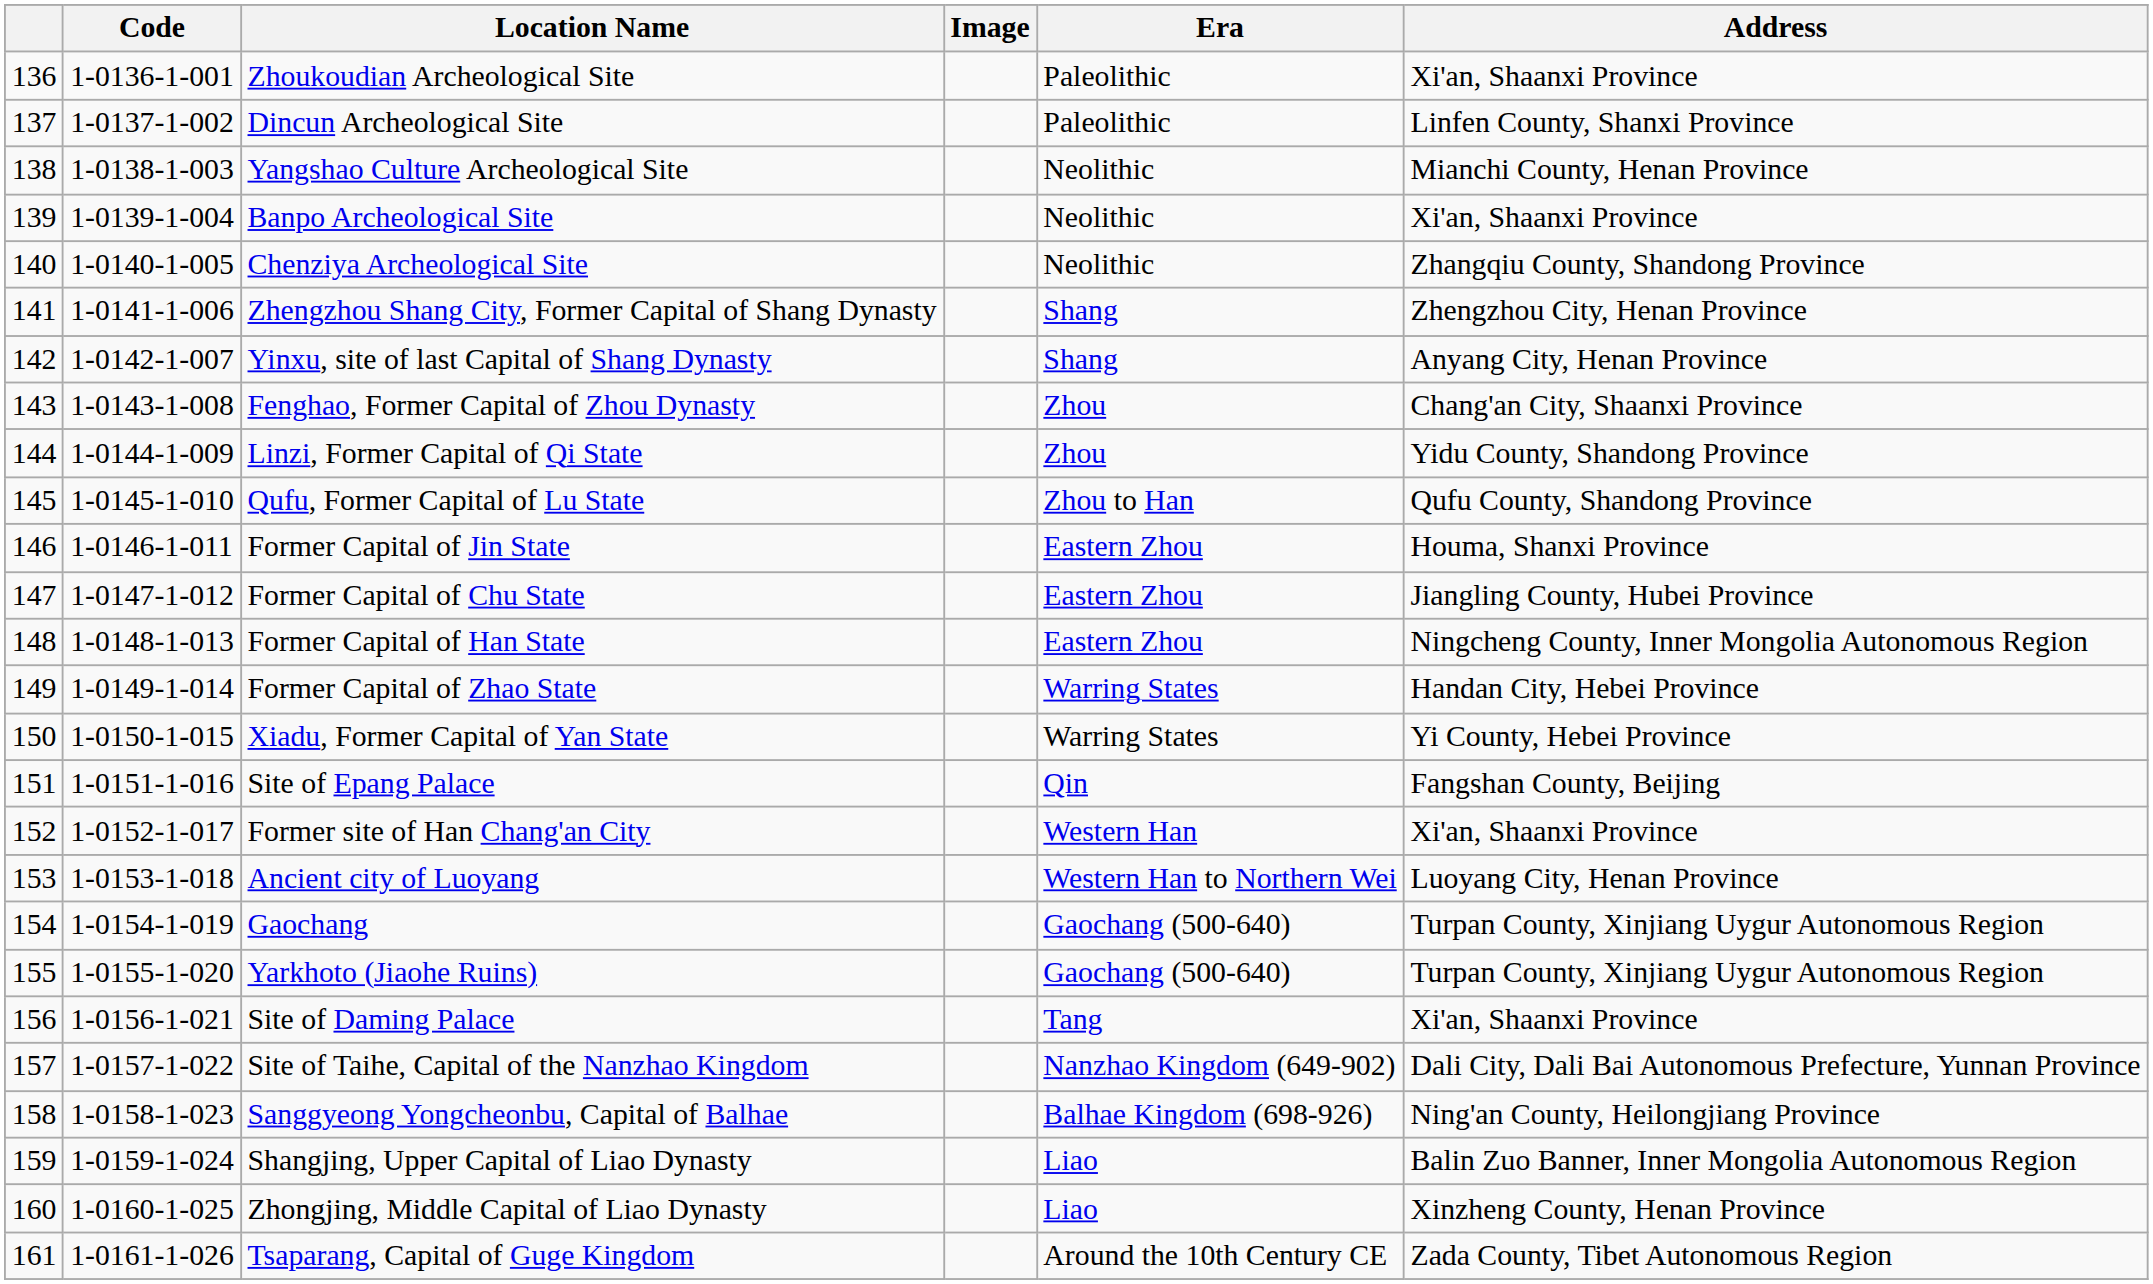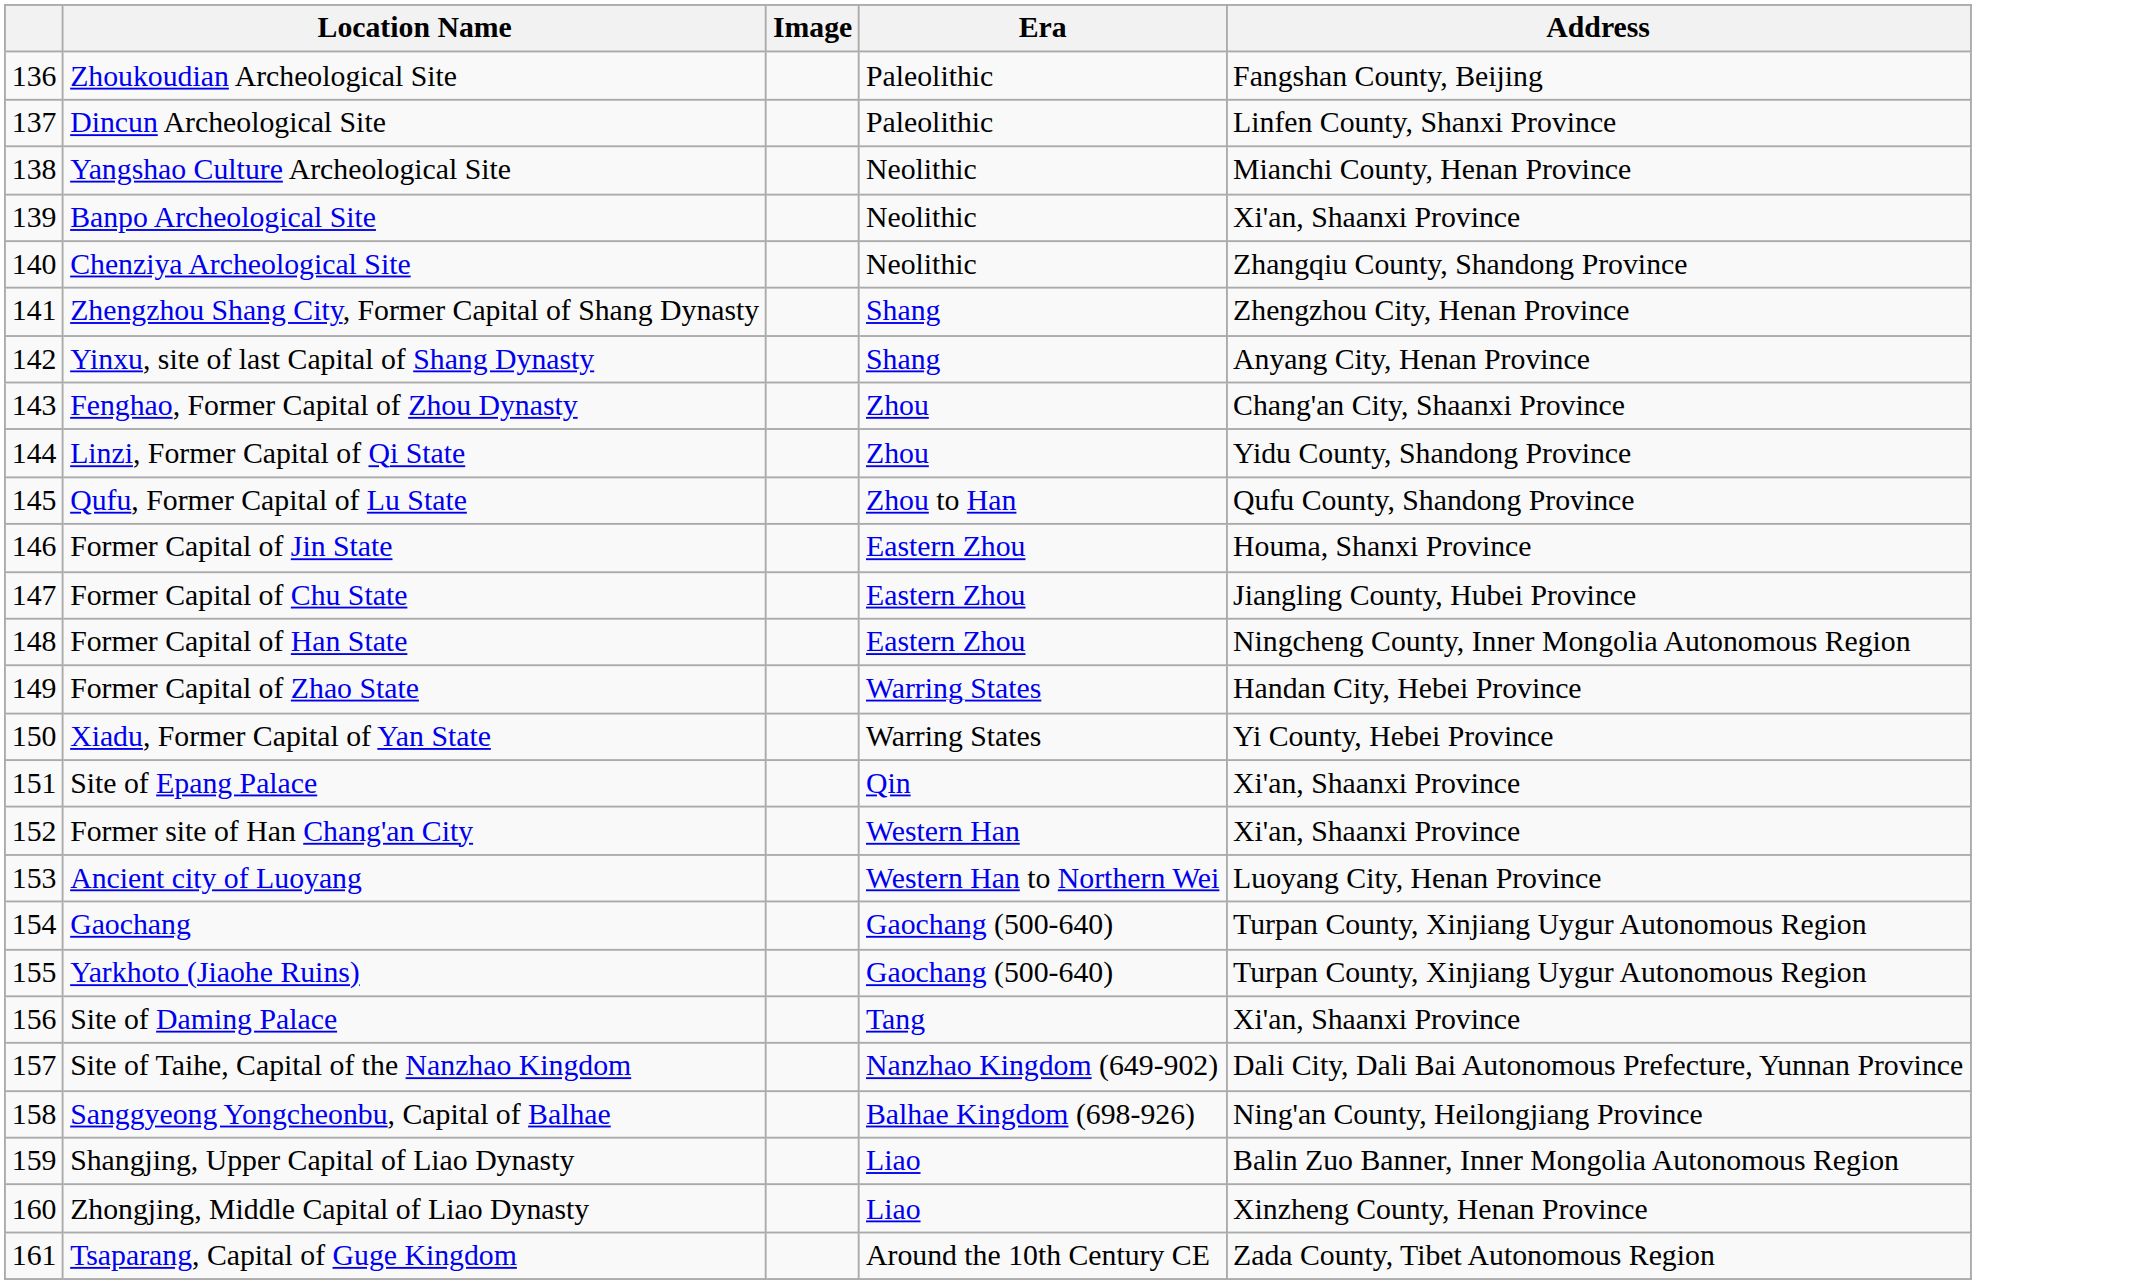- column: (152, 28)
(1554, 75) Xi'an, Shaanxi Province -> (1388, 75) Fangshan County, Beijing
(1565, 783) Fangshan County, Beijing -> (1377, 783) Xi'an, Shaanxi Province
